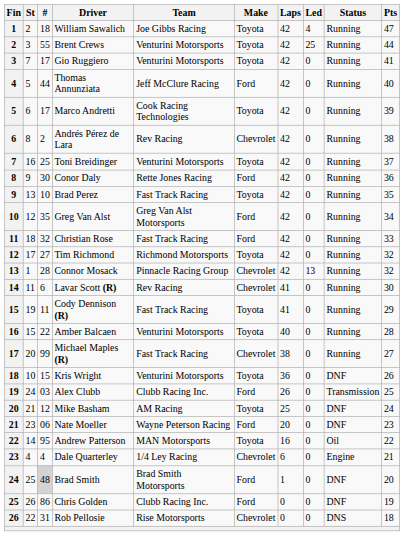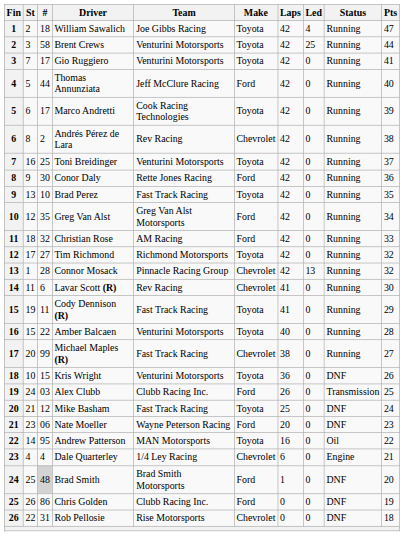(45, 45) 55 -> (45, 45) 58
(172, 238) Fast Track Racing -> (159, 238) AM Racing
(159, 408) AM Racing -> (172, 408) Fast Track Racing
(336, 518) DNS -> (336, 518) DNF
